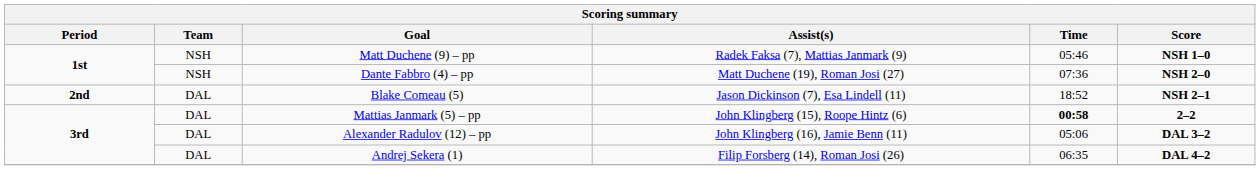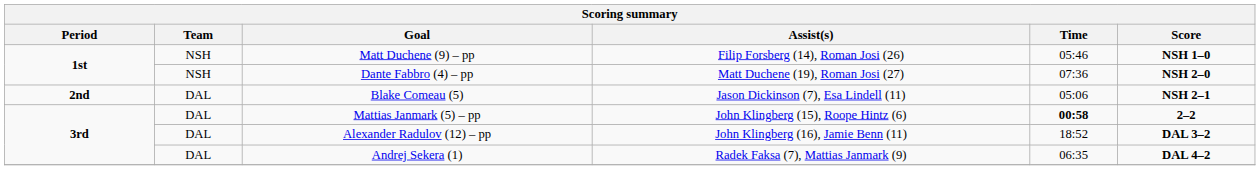(811, 54) Radek Faksa (7), Mattias Janmark (9) -> (811, 54) Filip Forsberg (14), Roman Josi (26)
(1074, 94) 18:52 -> (1074, 94) 05:06
(1074, 134) 05:06 -> (1074, 134) 18:52
(811, 154) Filip Forsberg (14), Roman Josi (26) -> (811, 154) Radek Faksa (7), Mattias Janmark (9)
